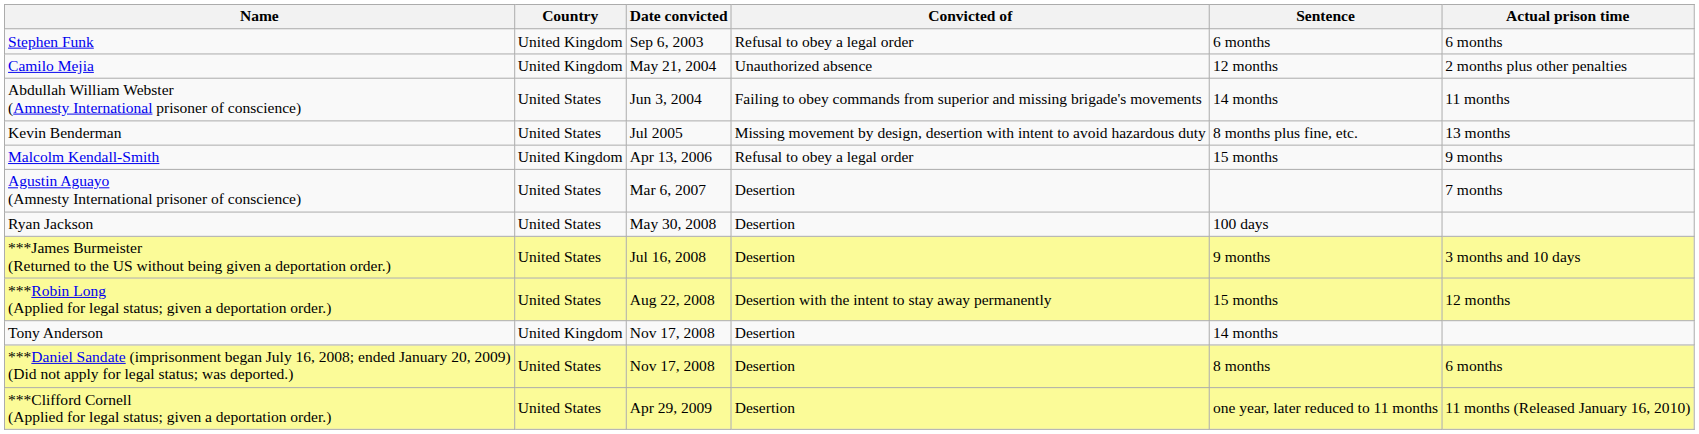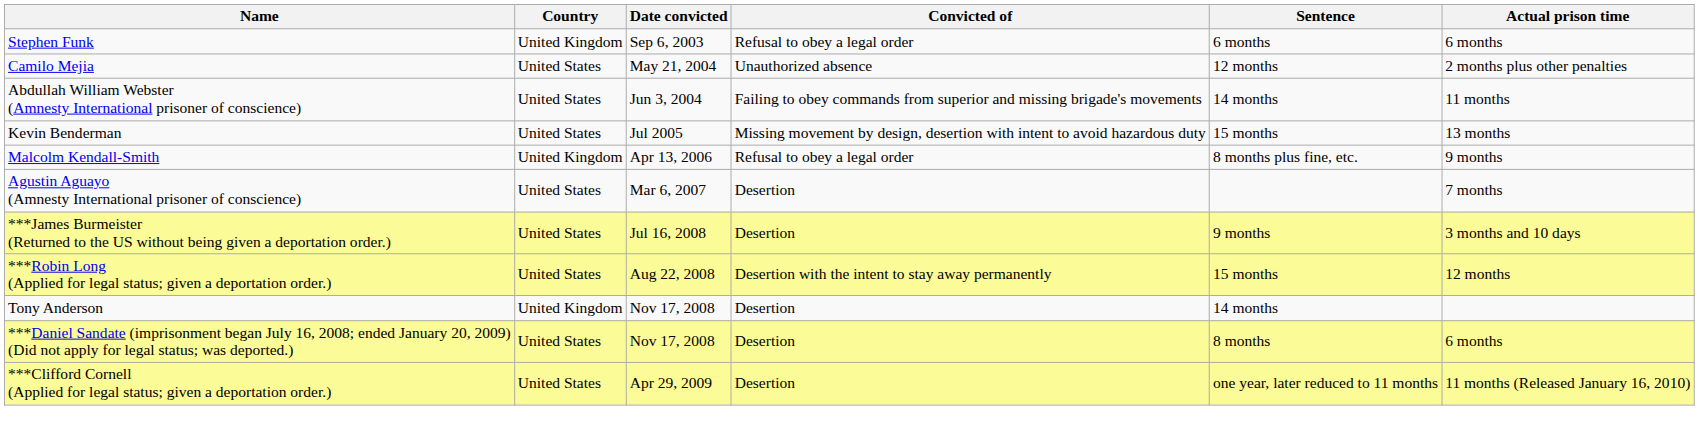(570, 66) United Kingdom -> (559, 66) United States
(1285, 132) 8 months plus fine, etc. -> (1246, 132) 15 months
(1246, 157) 15 months -> (1285, 157) 8 months plus fine, etc.
- row: (51, 224)
